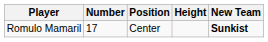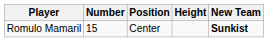(92, 28) 17 -> (92, 28) 15
